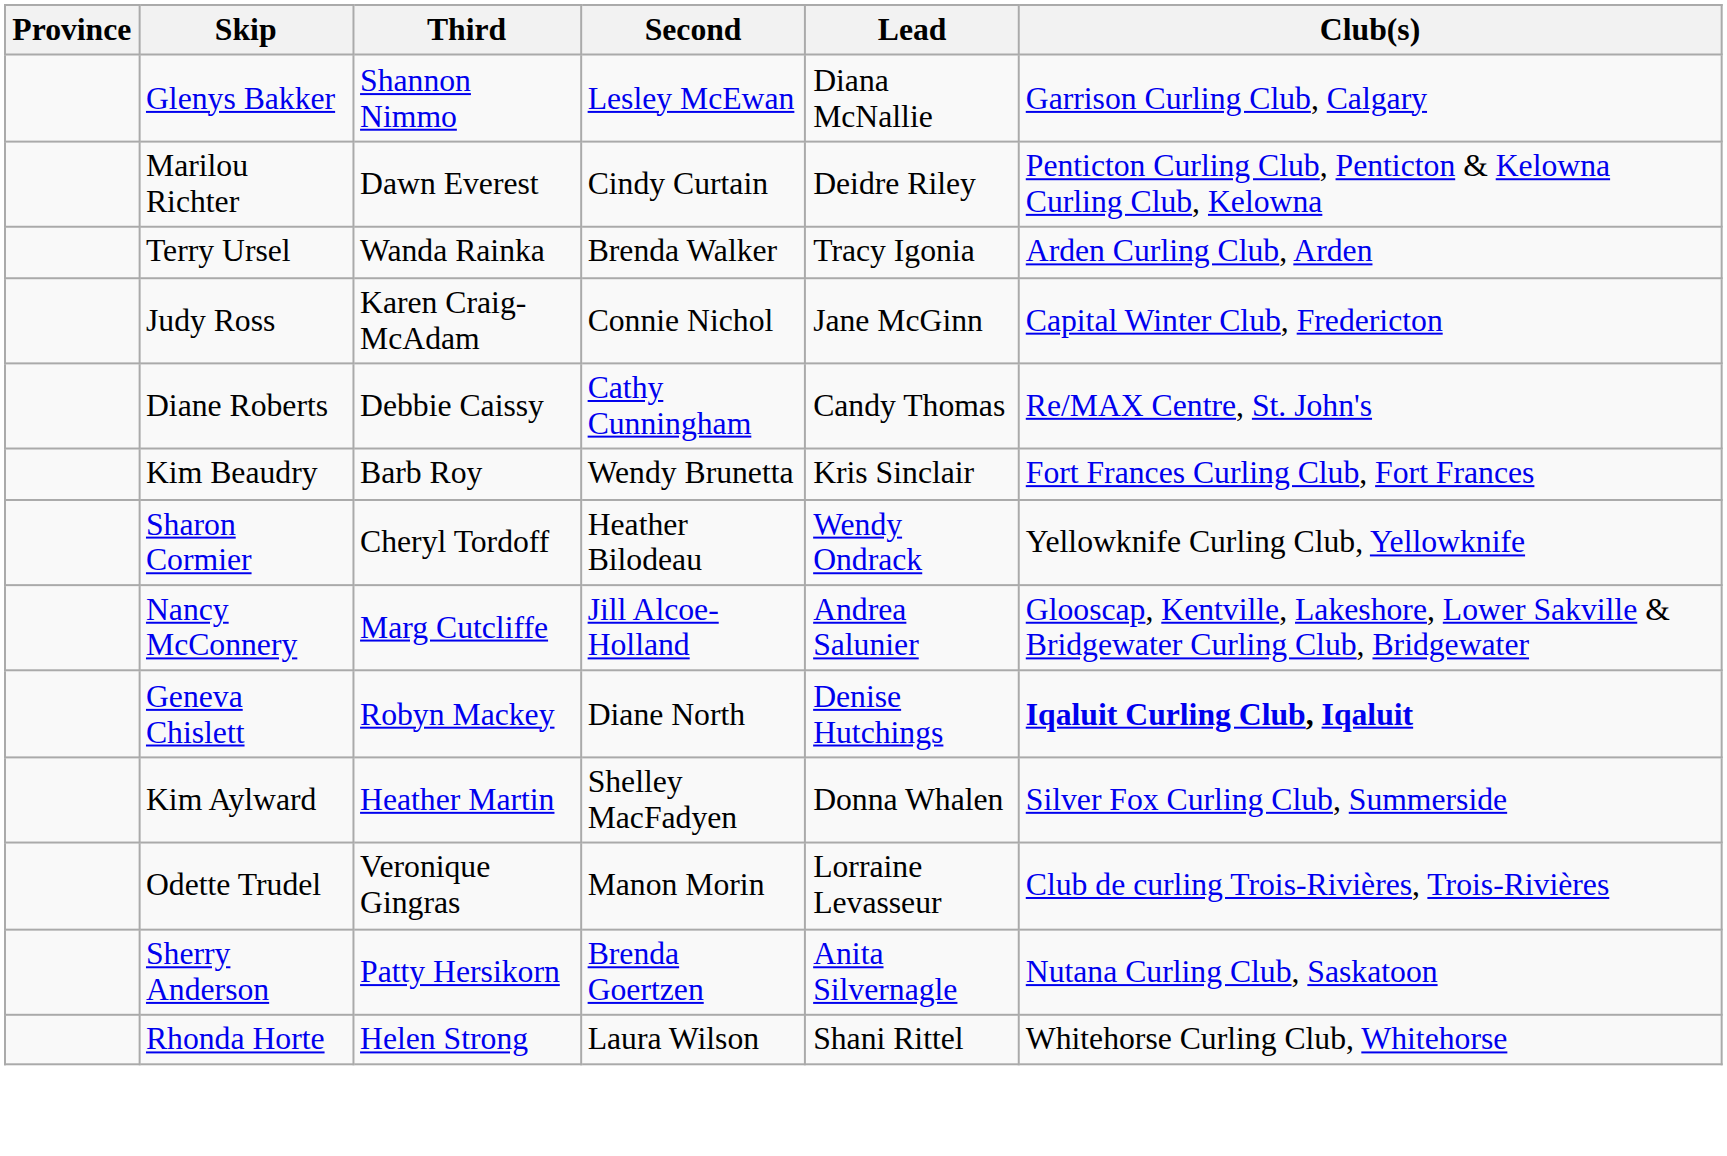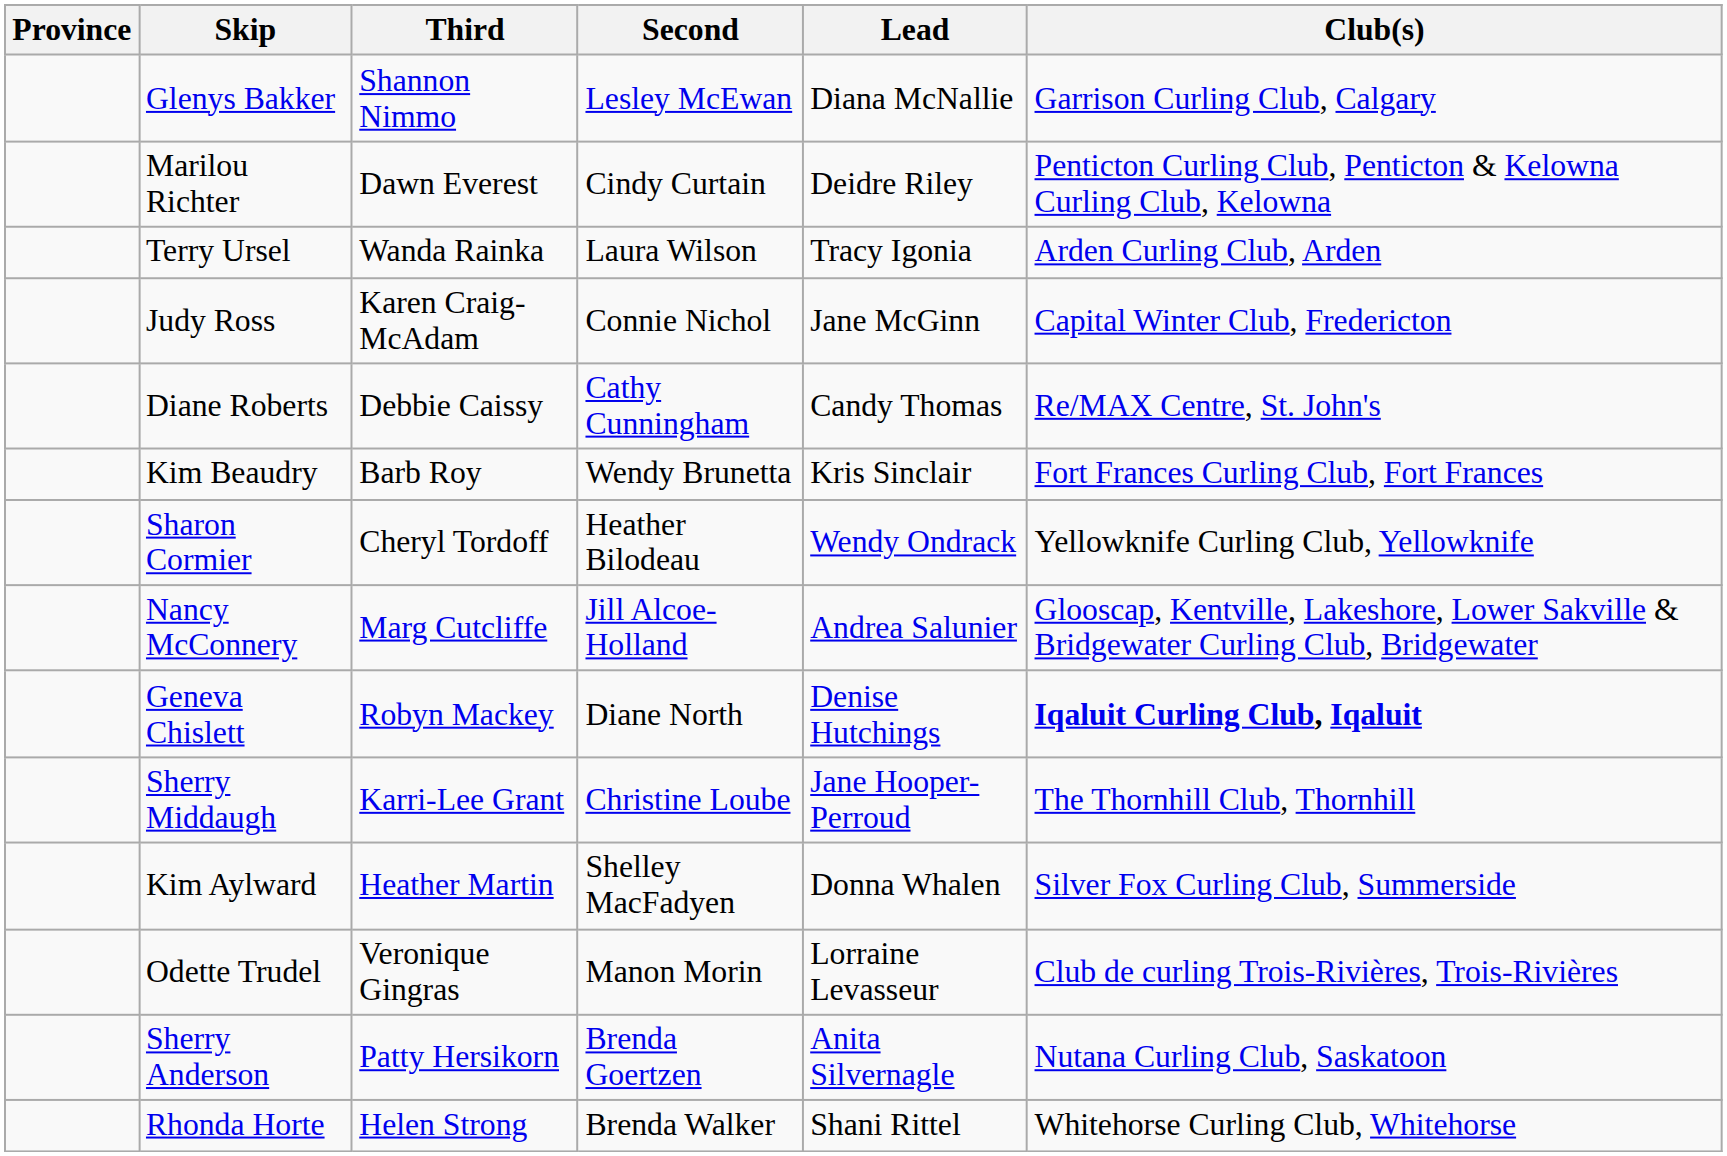(682, 251) Brenda Walker -> (671, 251) Laura Wilson
+ row: (211, 799)
(673, 1039) Laura Wilson -> (680, 1125) Brenda Walker
